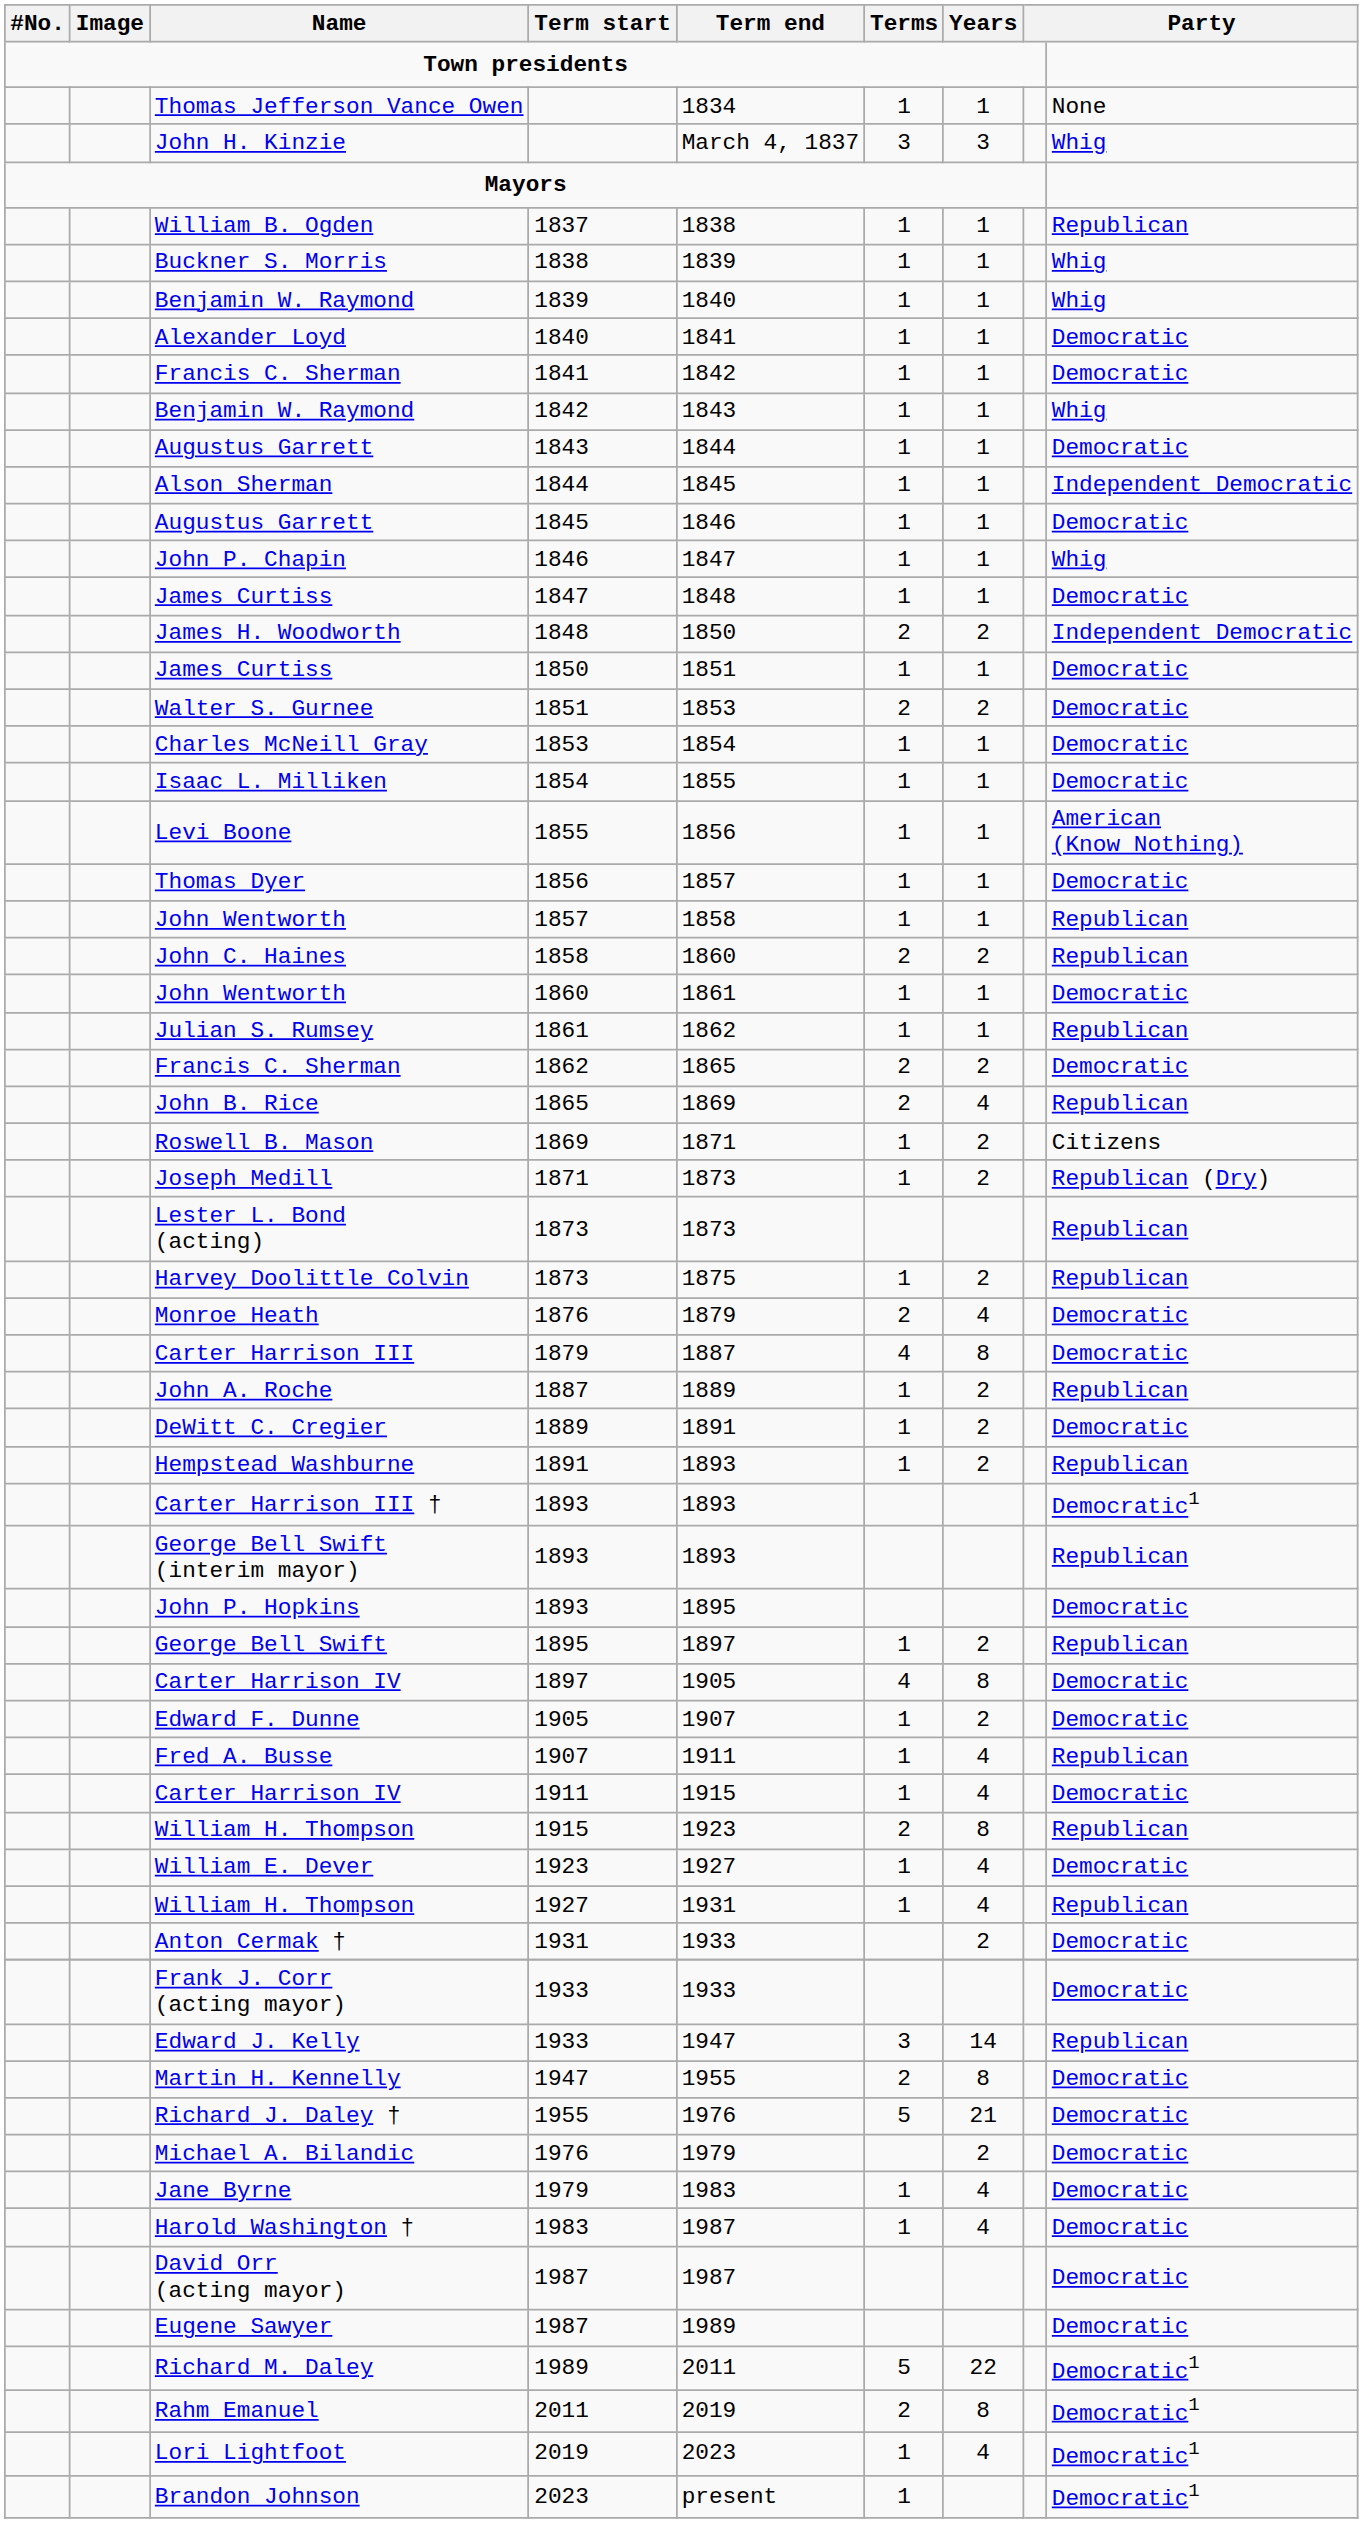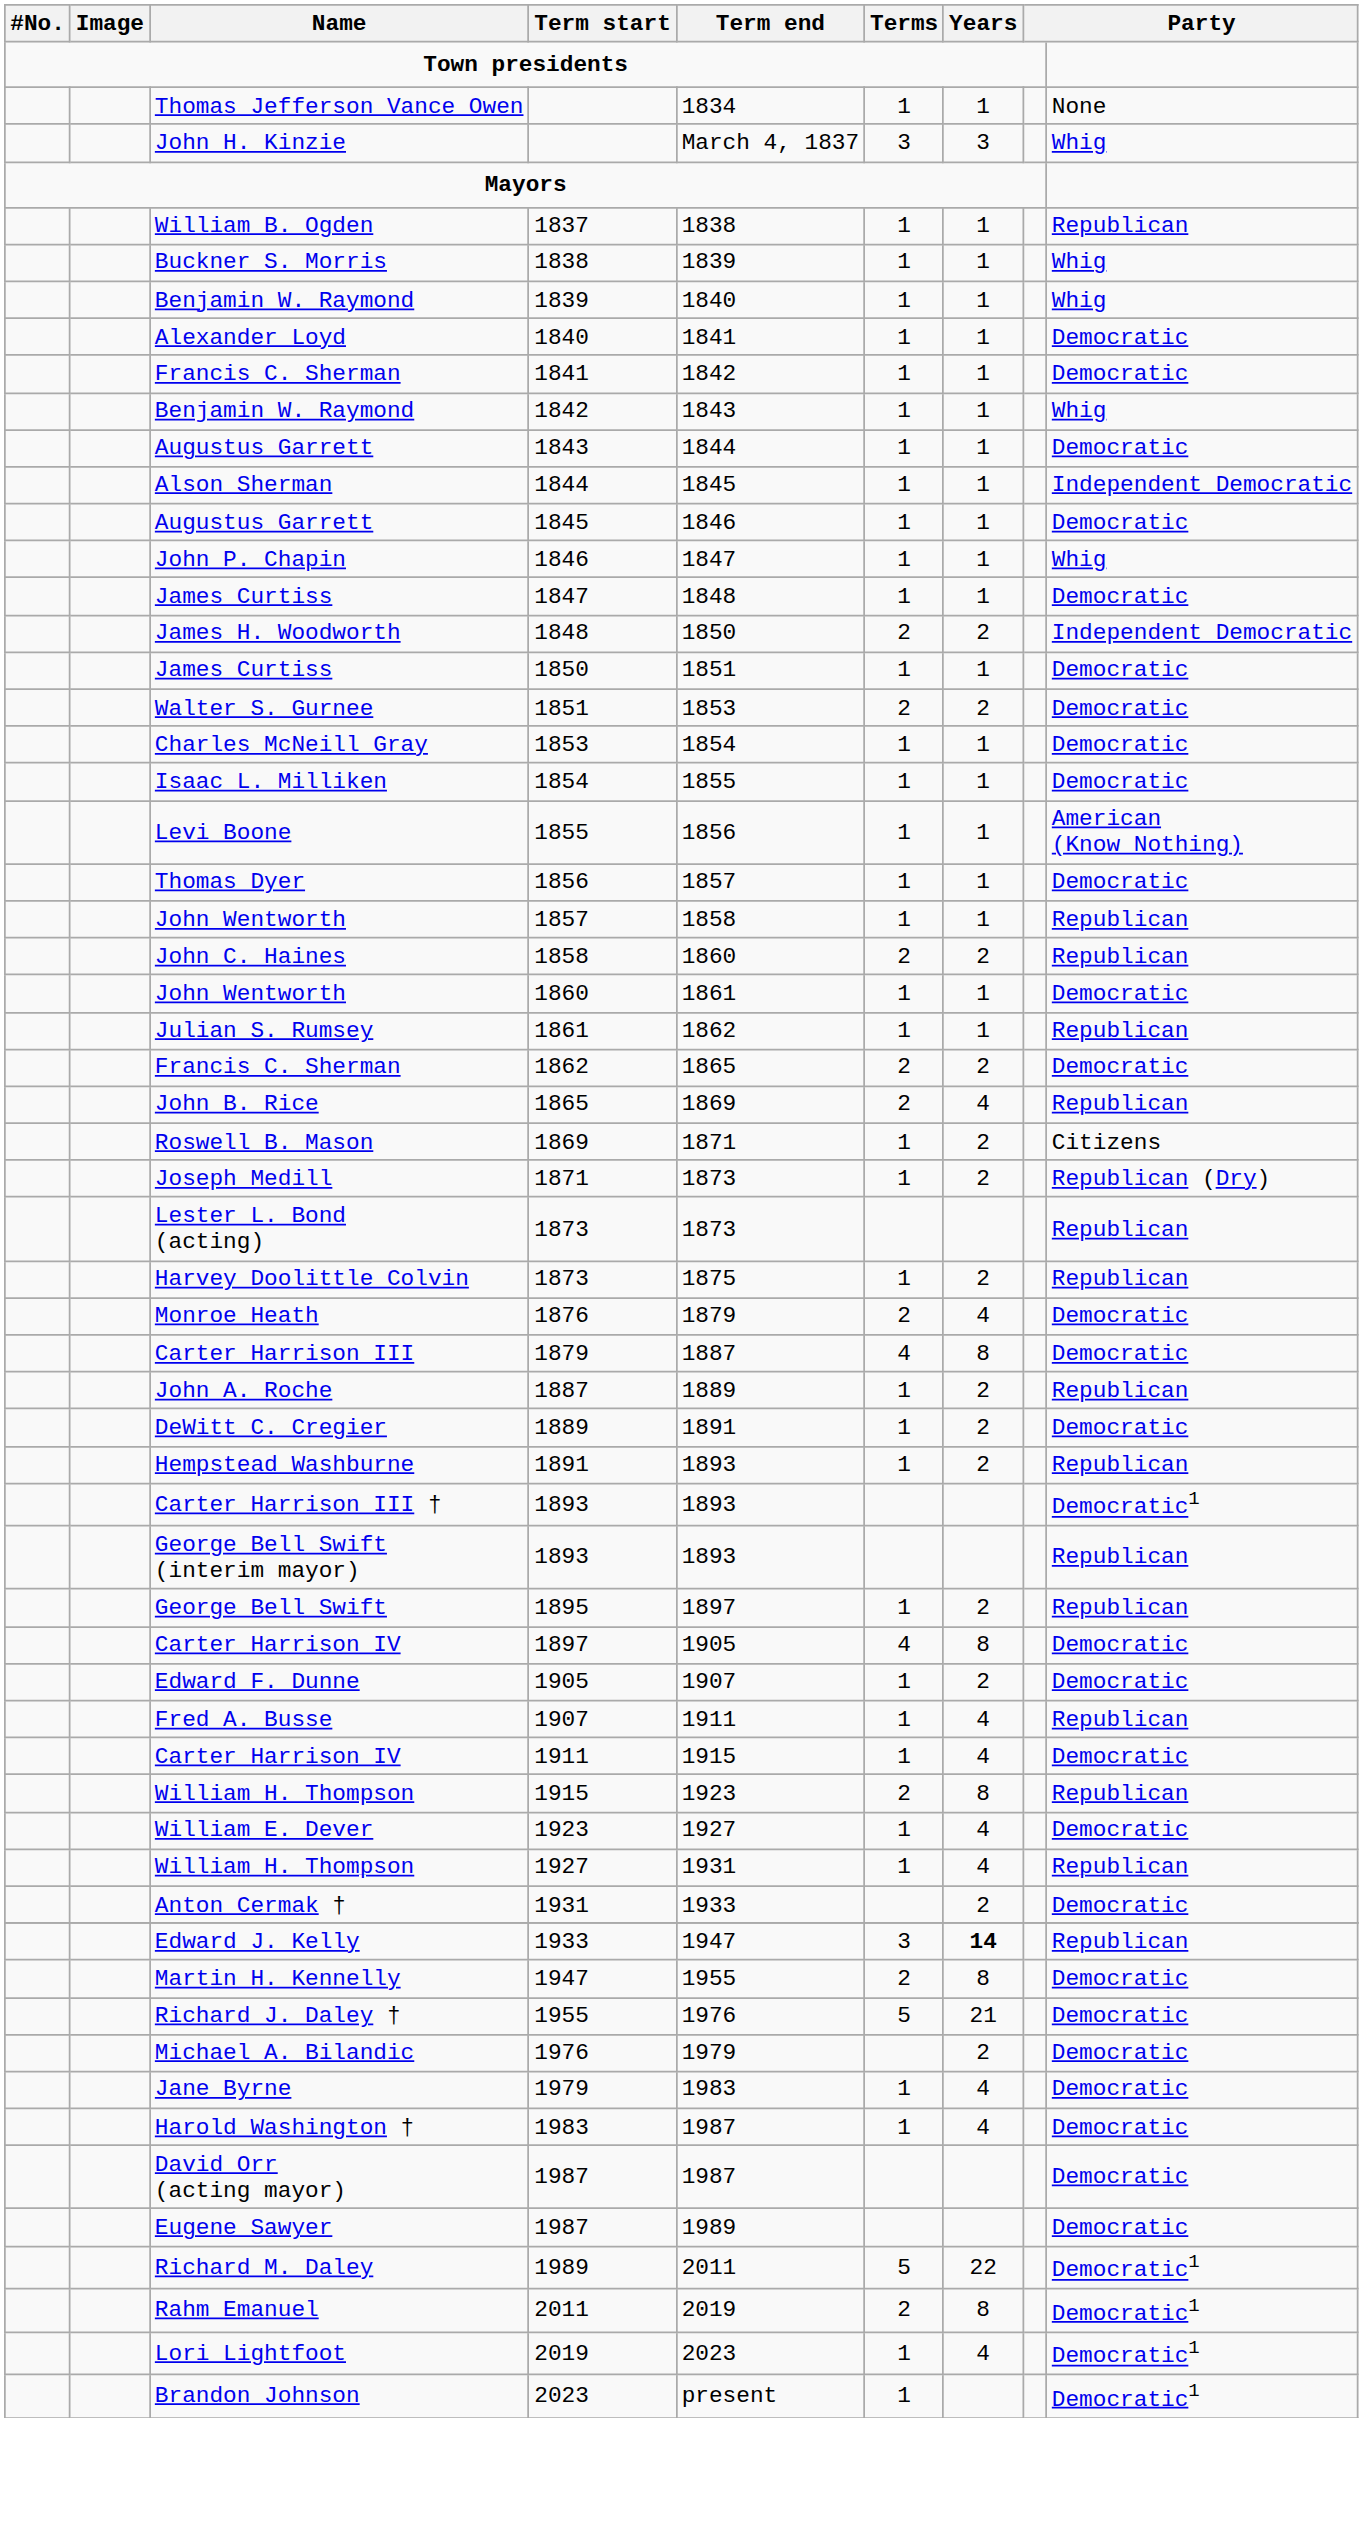- row: (257, 1608)
- row: (250, 1992)
(983, 2042) normal -> (983, 1942) bold
